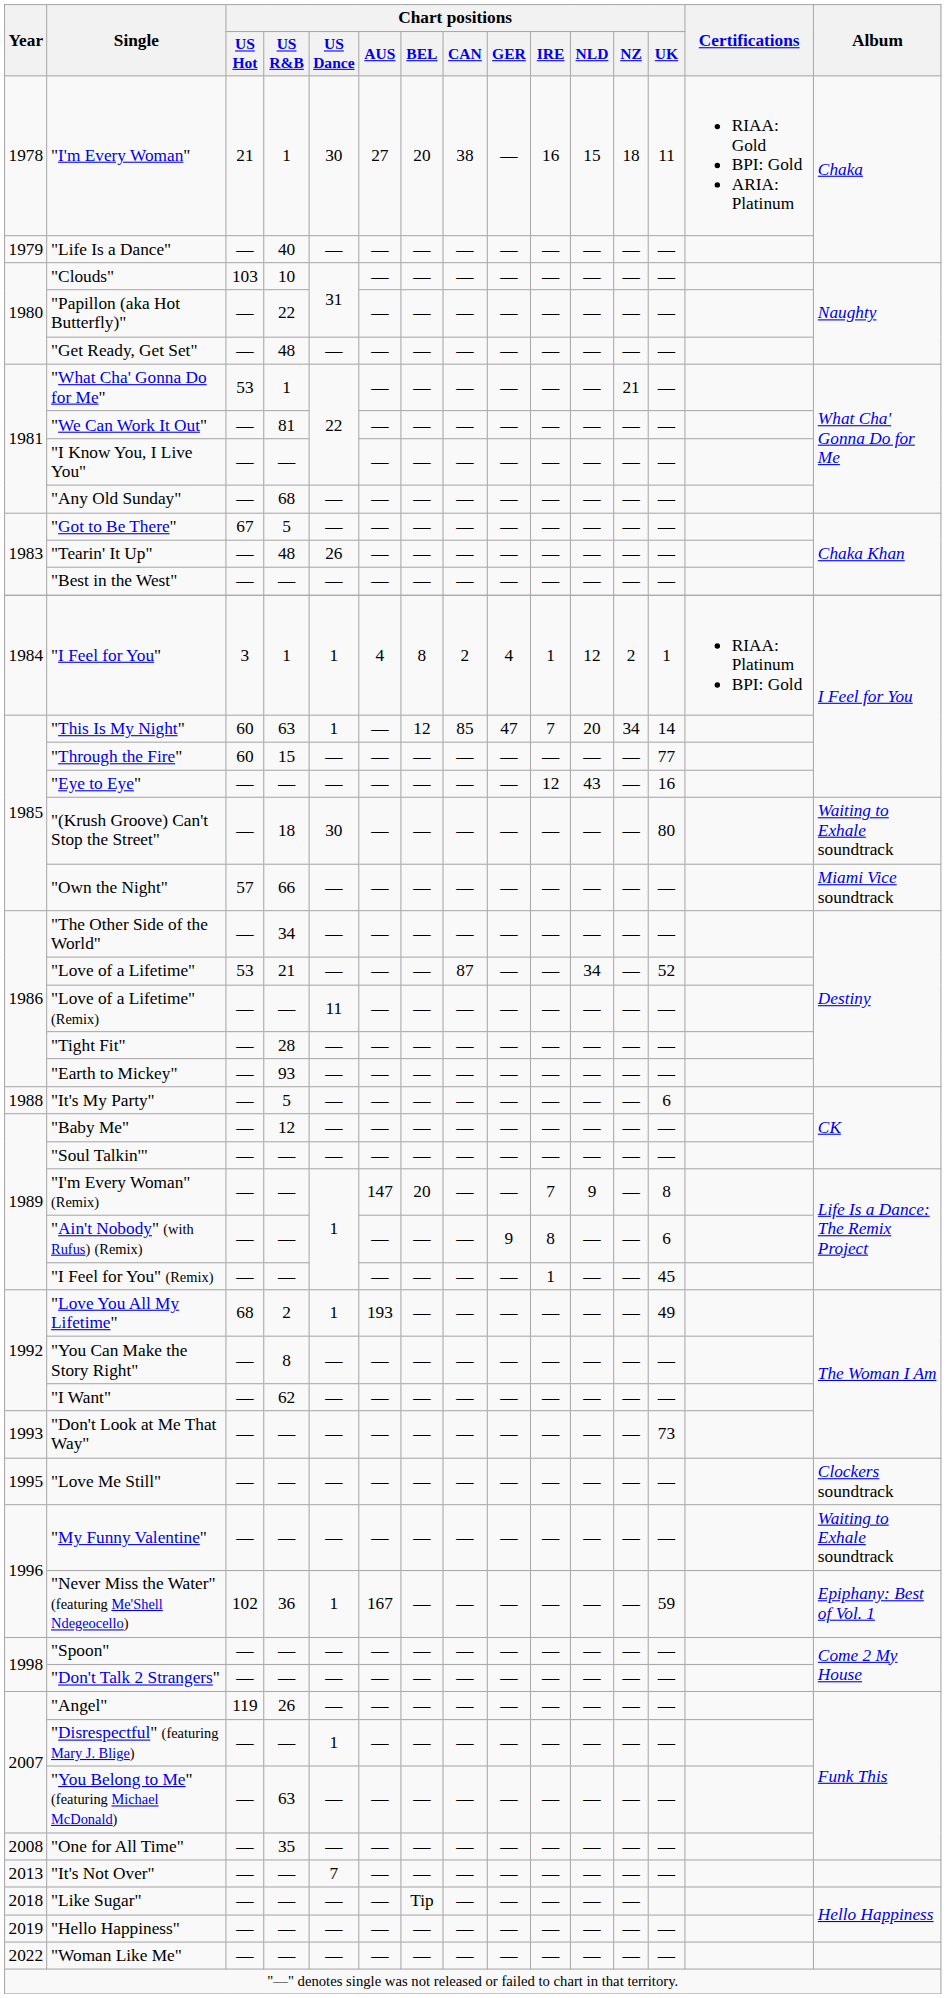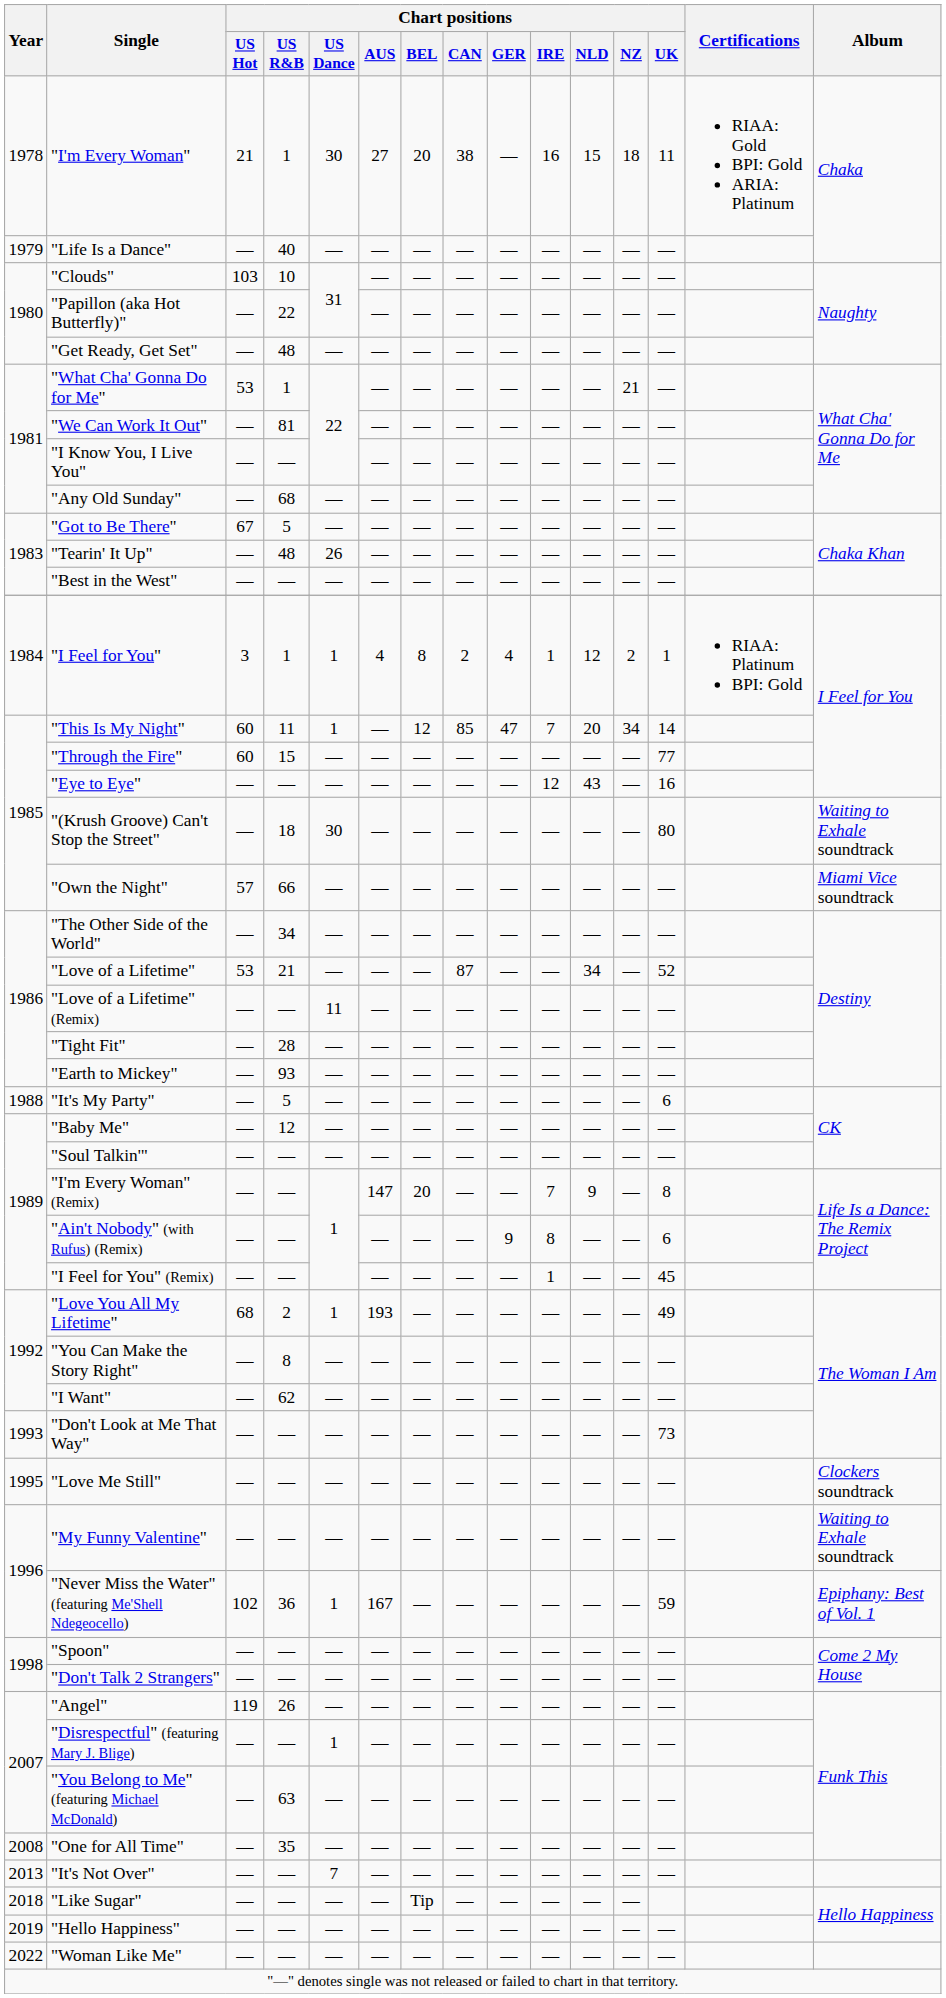(287, 728) 63 -> (287, 728) 11
